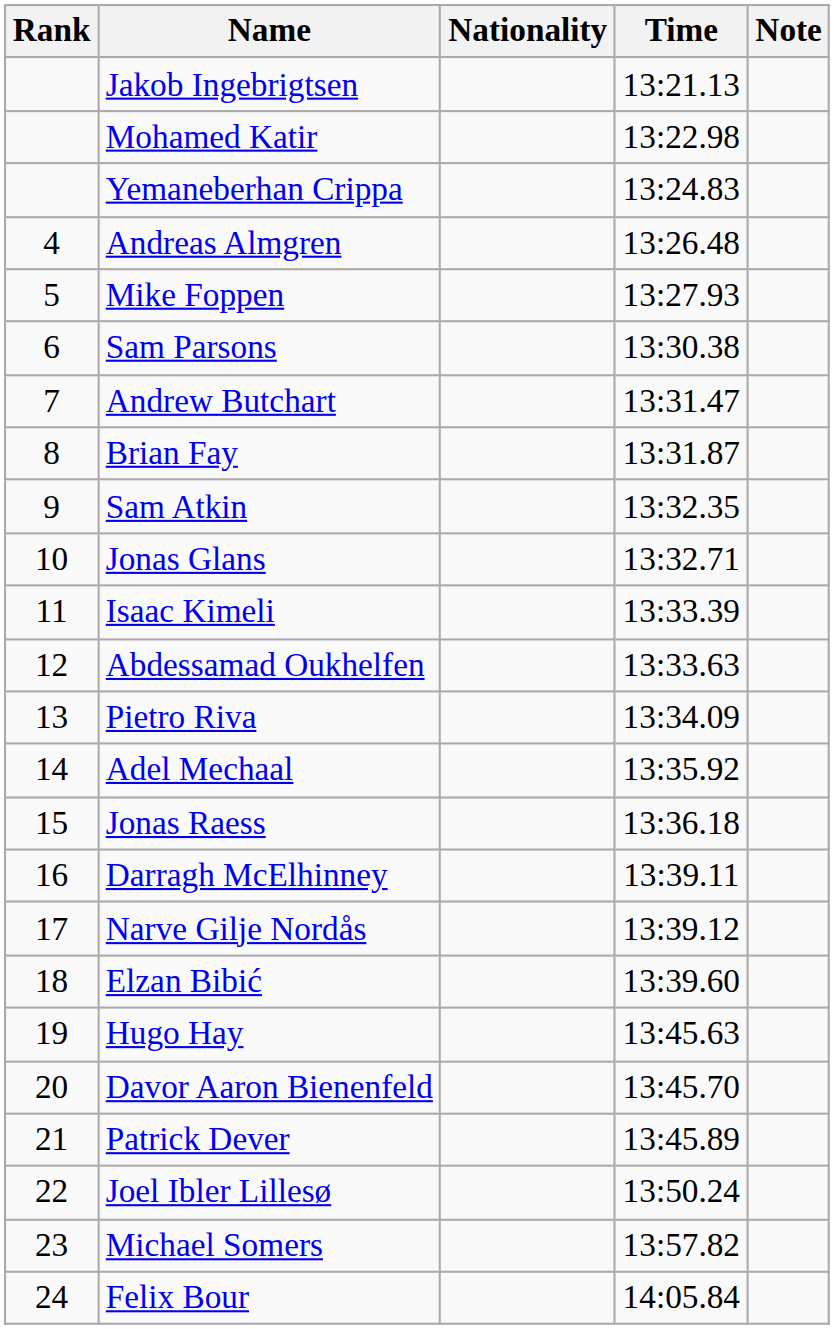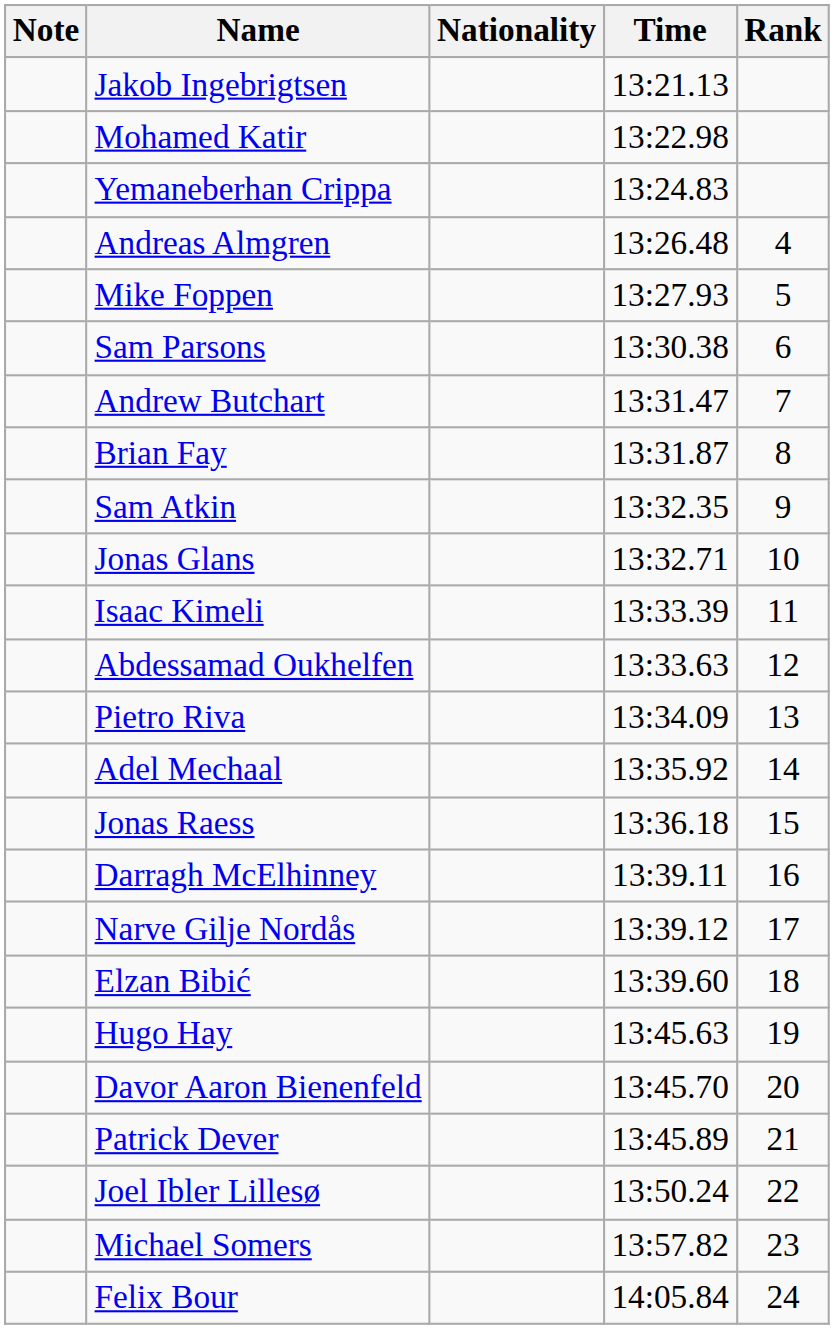columns swapped: (52, 30) <-> (789, 30)
